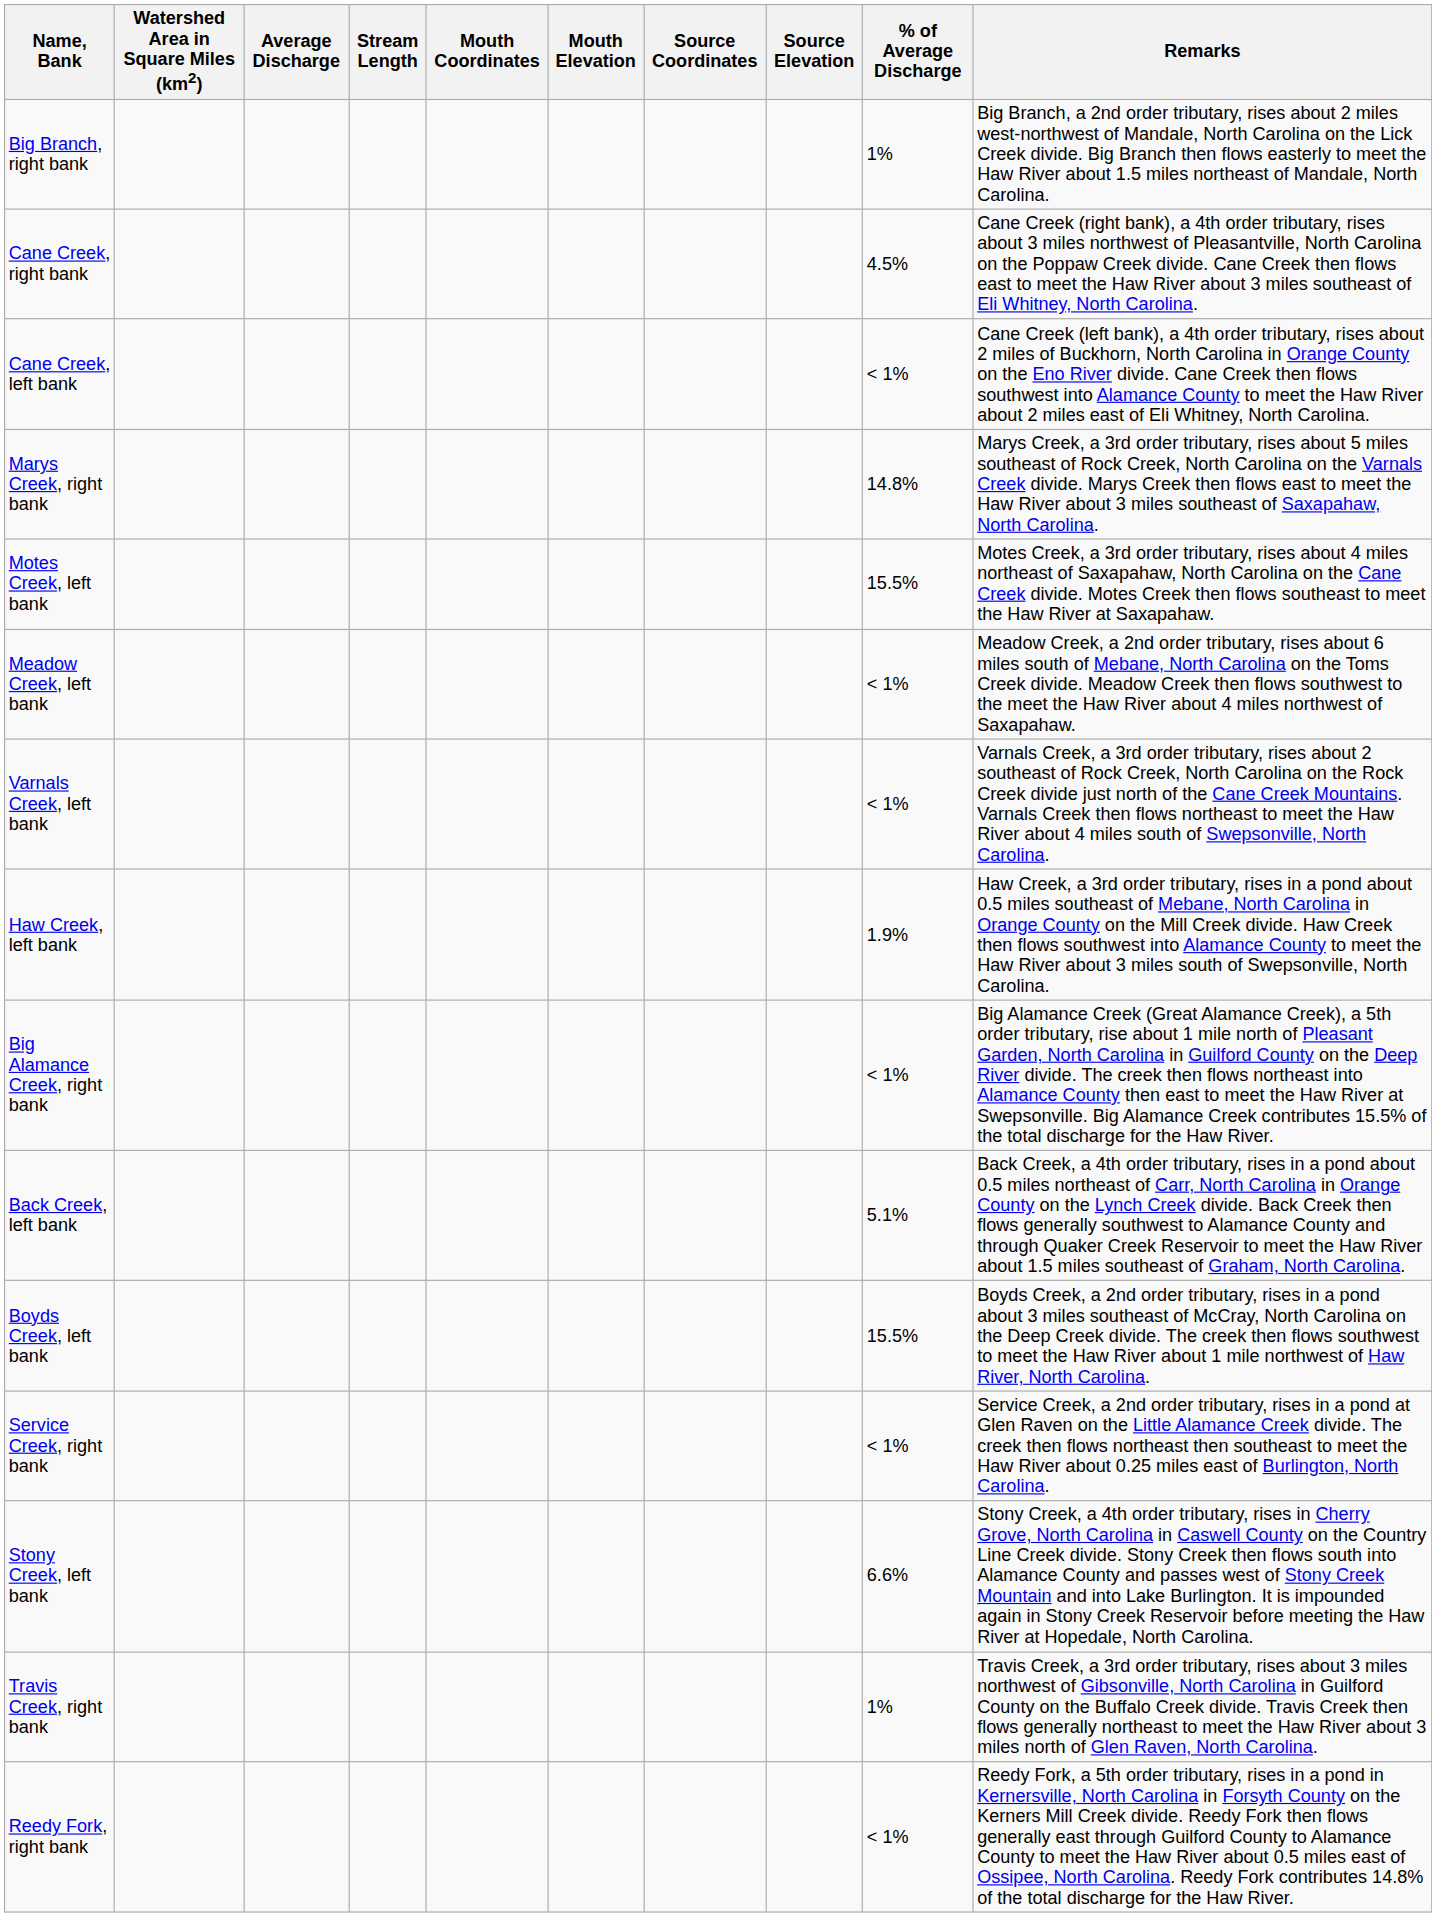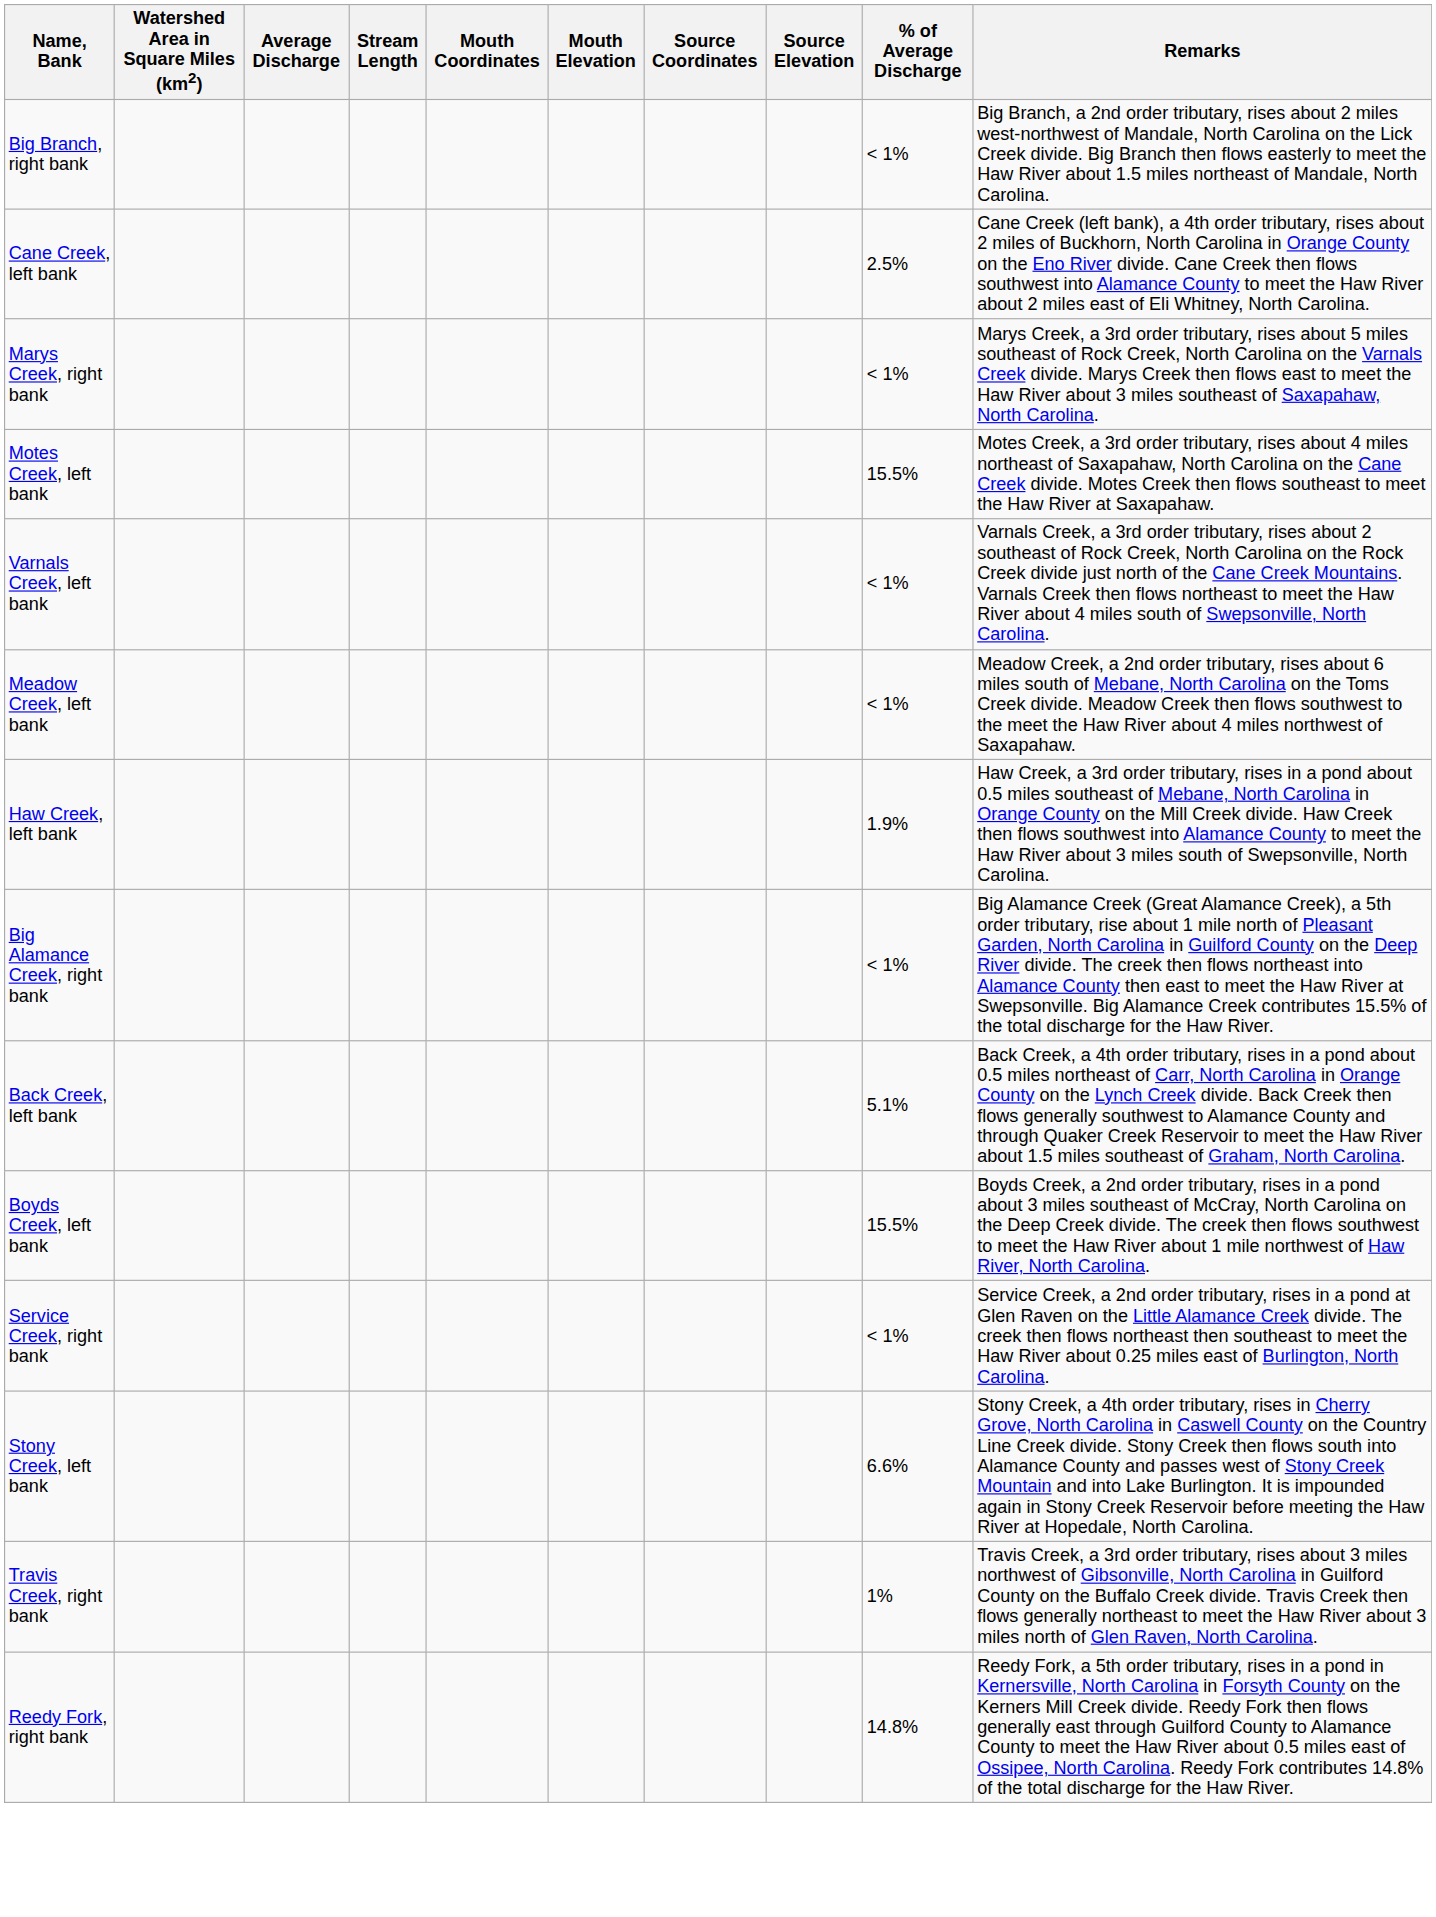(880, 154) 1% -> (888, 154) < 1%
- row: (59, 264)
(888, 374) < 1% -> (887, 264) 2.5%
(892, 484) 14.8% -> (888, 374) < 1%
rows swapped: (50, 683) <-> (50, 804)
(888, 1836) < 1% -> (892, 1726) 14.8%
